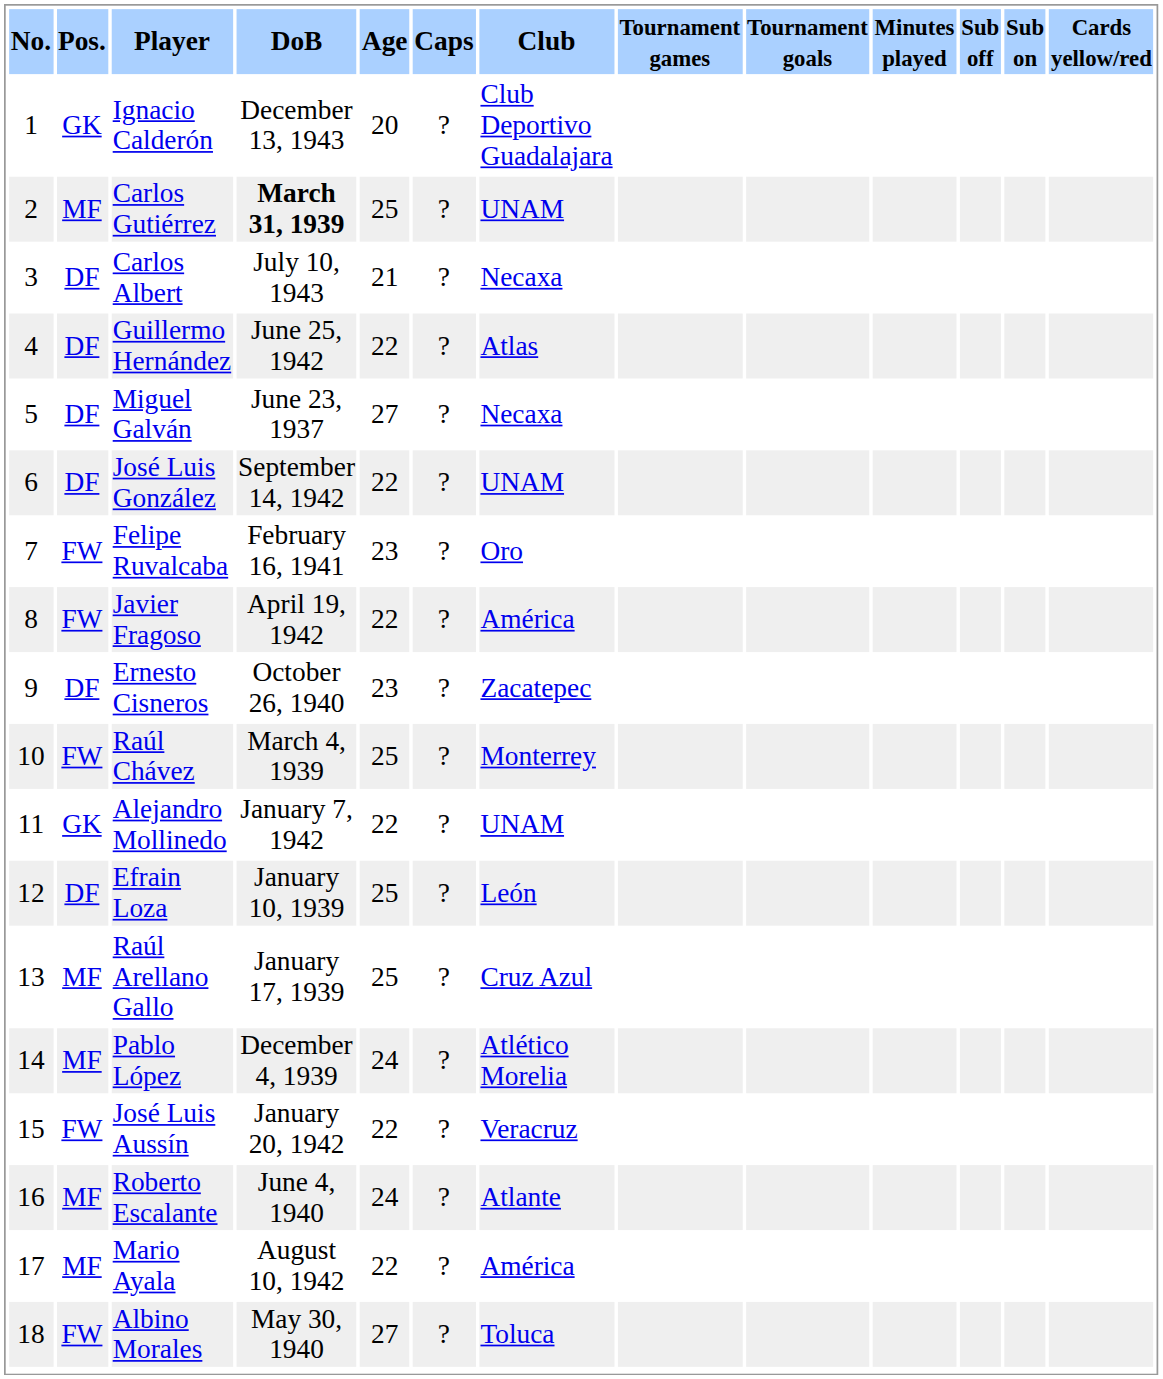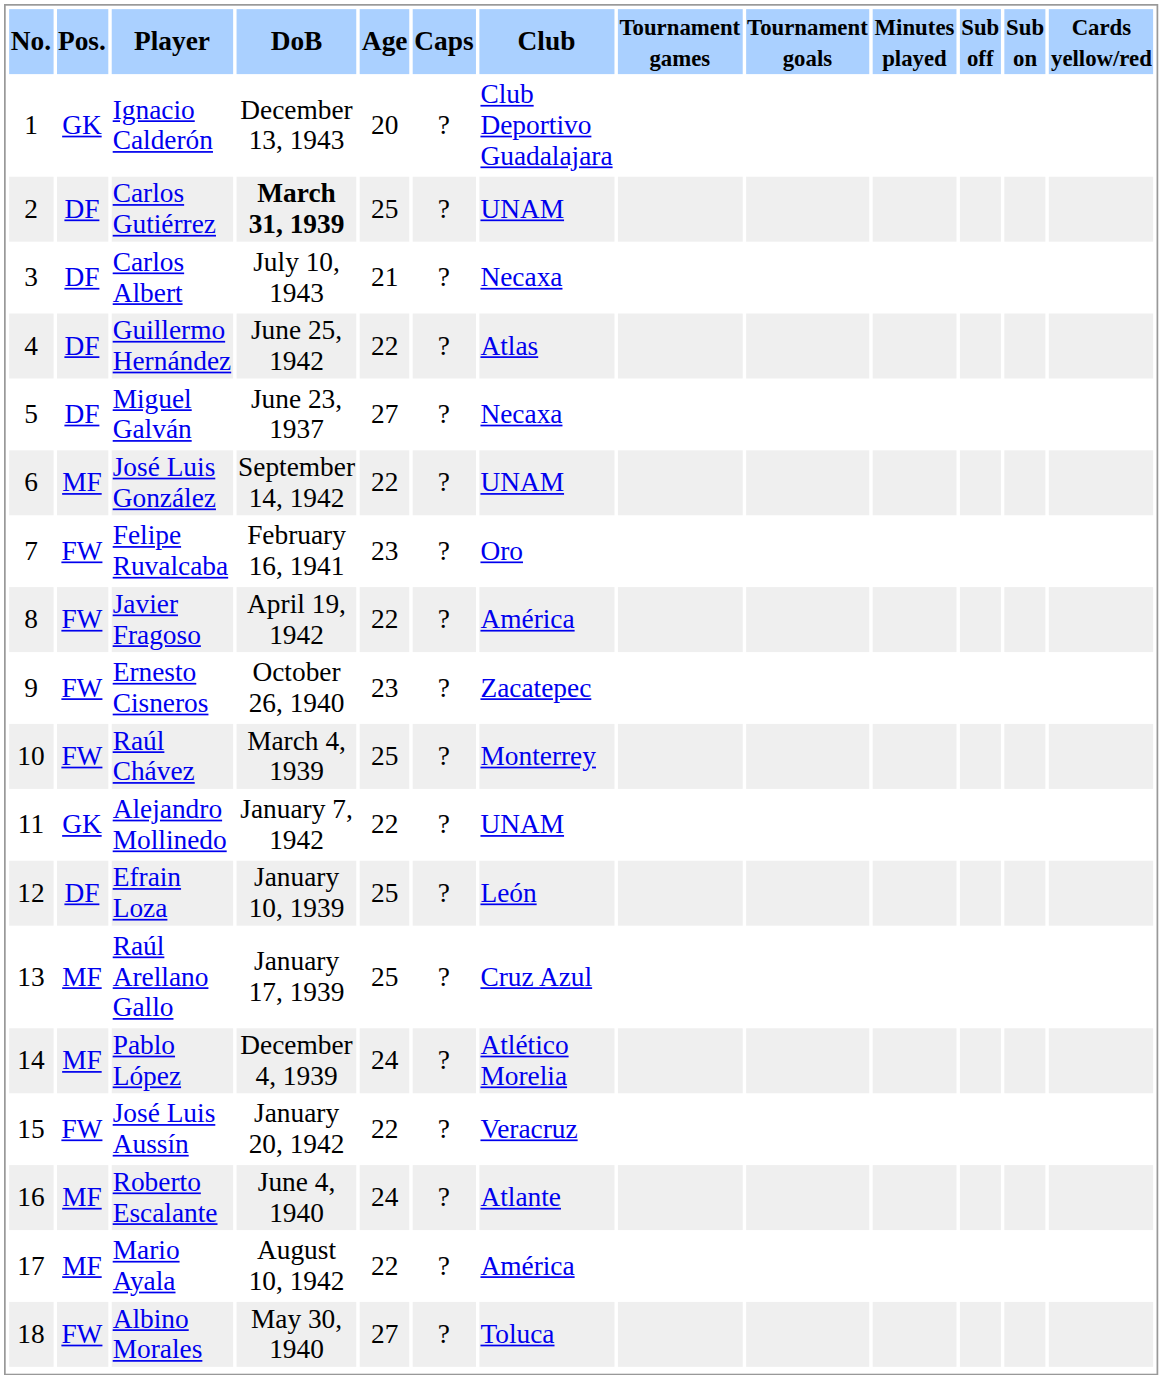(82, 208) MF -> (82, 208) DF
(82, 482) DF -> (82, 482) MF
(82, 687) DF -> (82, 687) FW
